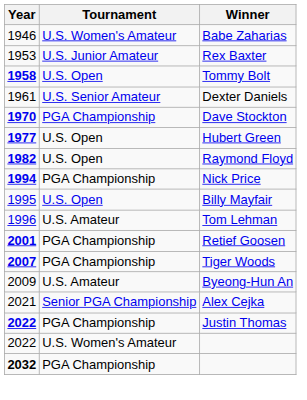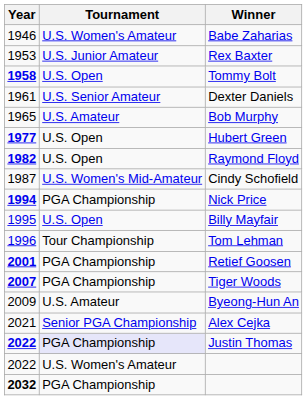+ row: (22, 117)
- row: (22, 117)
+ row: (22, 179)
(81, 220) U.S. Amateur -> (98, 240) Tour Championship
(99, 323) no background -> (99, 343) lavender background
